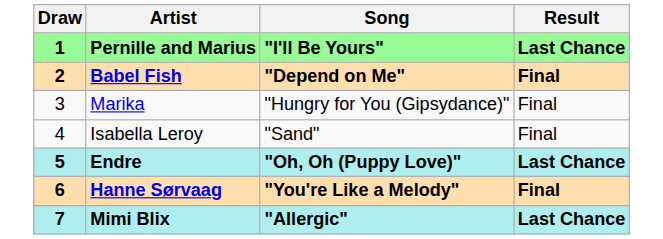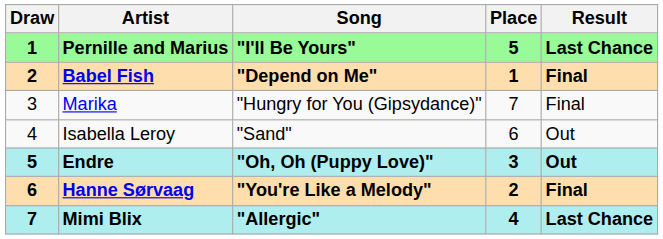+ column: (514, 18)
(537, 133) Final -> (560, 133) Out
(572, 162) Last Chance -> (561, 162) Out
